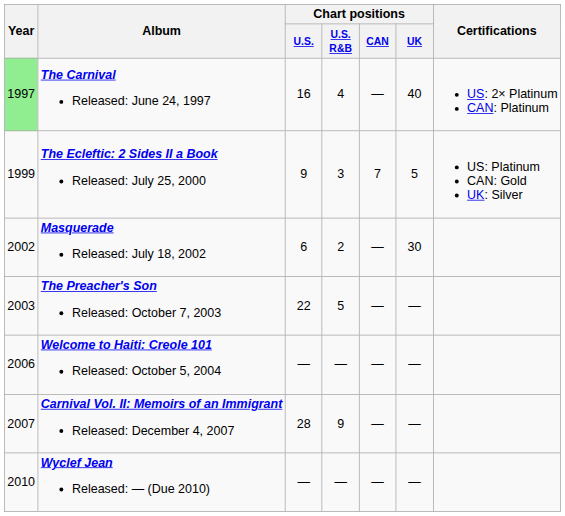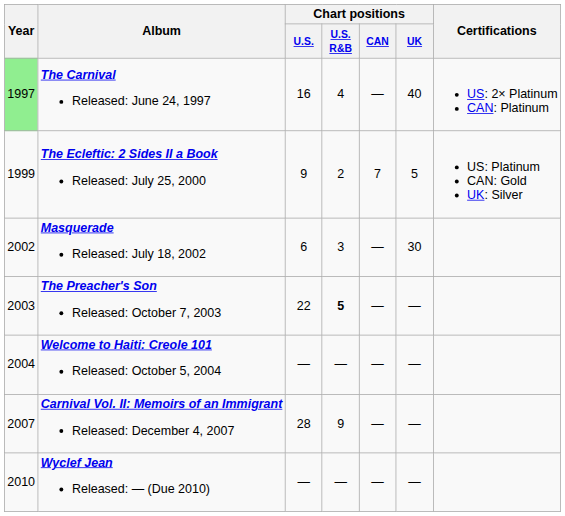(341, 174) 3 -> (341, 174) 2
(341, 247) 2 -> (341, 247) 3
(341, 306) normal -> (341, 306) bold
(21, 364) 2006 -> (21, 364) 2004
